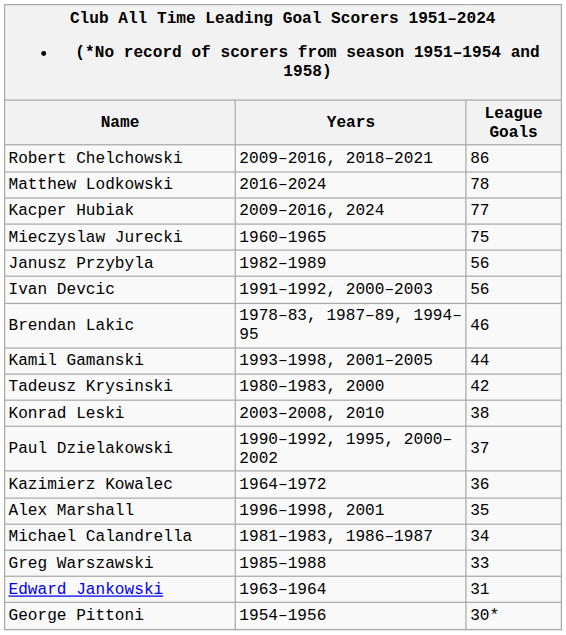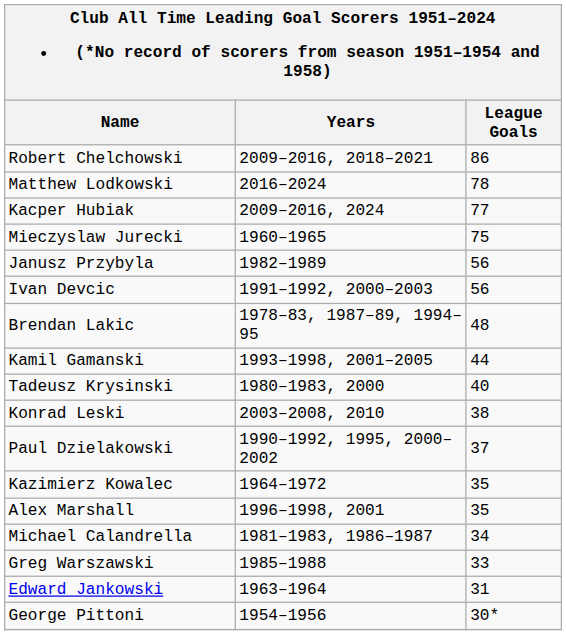(480, 325) 46 -> (480, 325) 48
(480, 387) 42 -> (480, 387) 40
(480, 485) 36 -> (480, 485) 35
